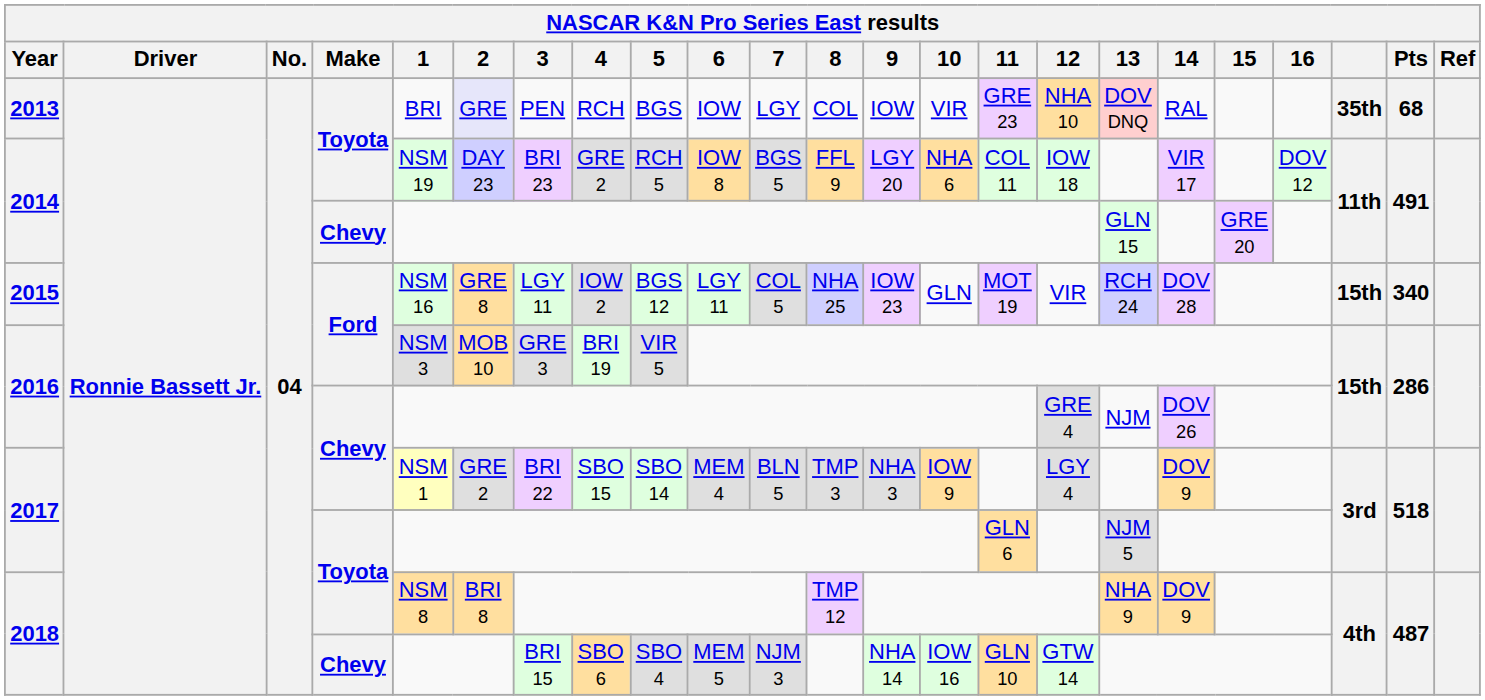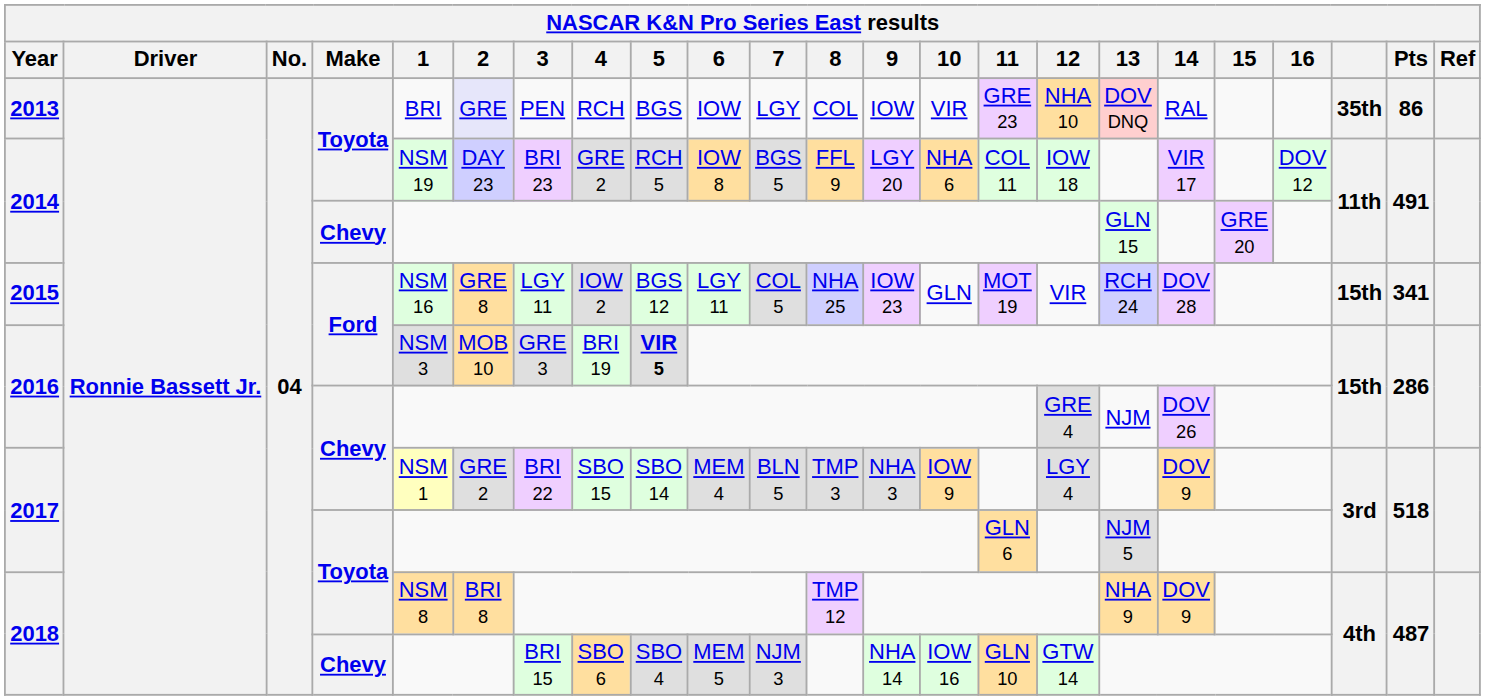(1411, 108) 68 -> (1411, 108) 86
(1411, 294) 340 -> (1411, 294) 341
(659, 355) normal -> (659, 356) bold
